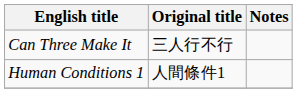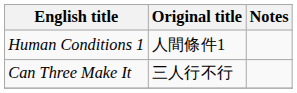rows swapped: (76, 73) <-> (70, 44)
